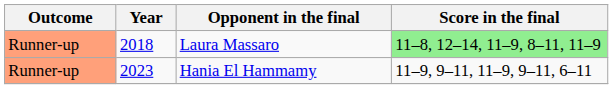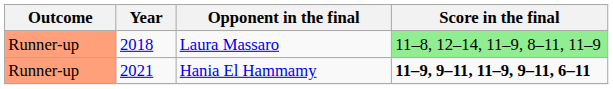(137, 70) 2023 -> (137, 70) 2021
(494, 70) normal -> (493, 70) bold
